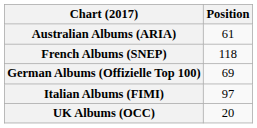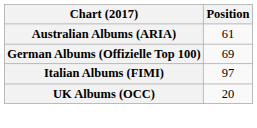- row: (104, 53)
